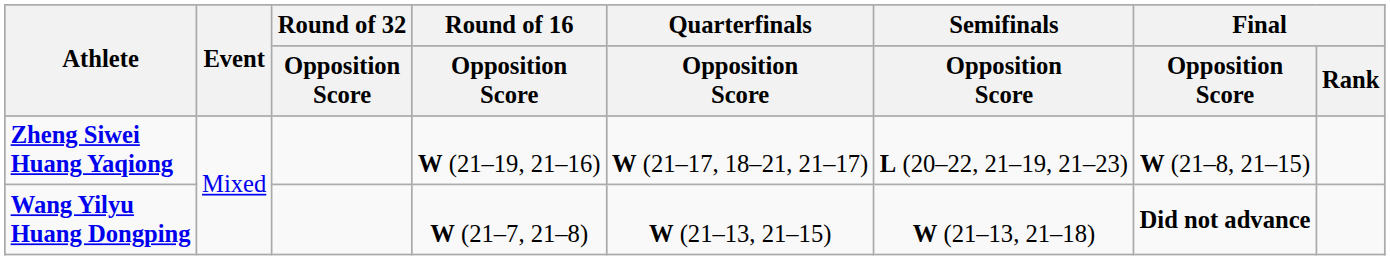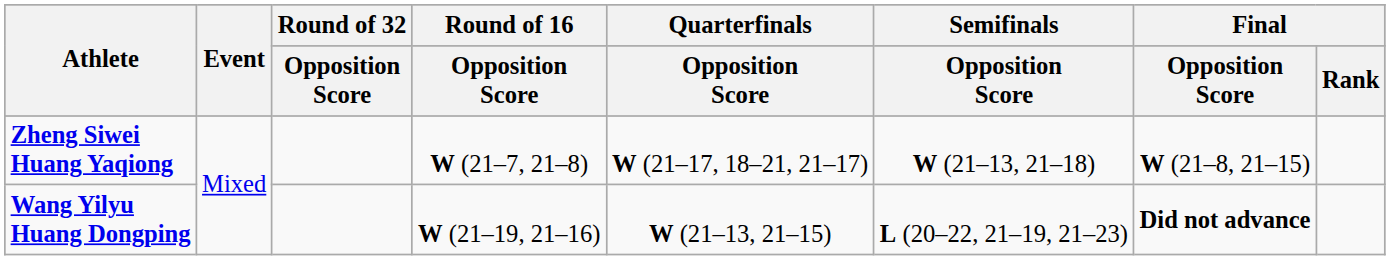(509, 164) W (21–19, 21–16) -> (509, 164) W (21–7, 21–8)
(1004, 164) L (20–22, 21–19, 21–23) -> (1004, 164) W (21–13, 21–18)
(509, 234) W (21–7, 21–8) -> (509, 234) W (21–19, 21–16)
(1004, 234) W (21–13, 21–18) -> (1004, 234) L (20–22, 21–19, 21–23)
